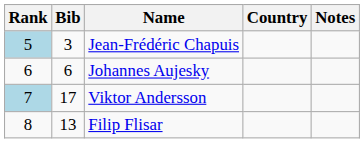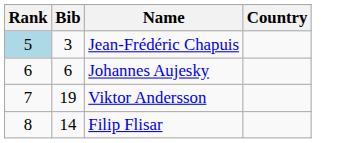- column: (335, 17)
(28, 97) lightblue background -> (28, 97) no background
(68, 97) 17 -> (68, 97) 19
(68, 124) 13 -> (68, 124) 14
